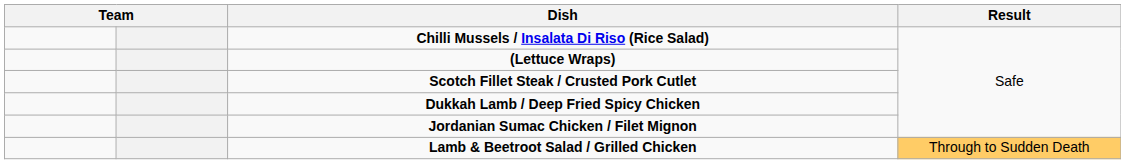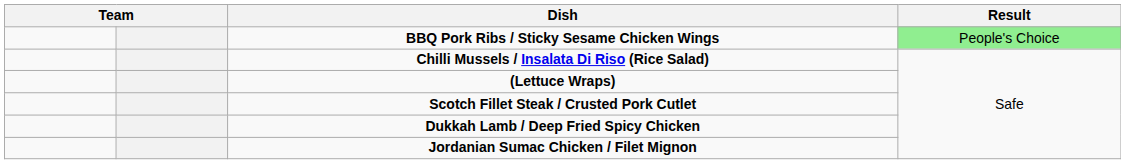+ row: (563, 38)
- row: (563, 148)
